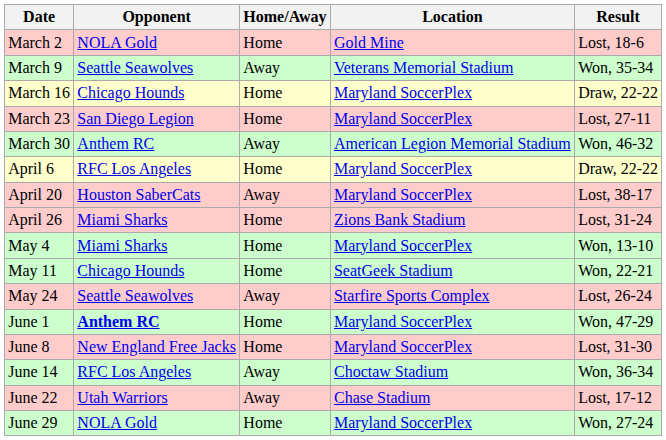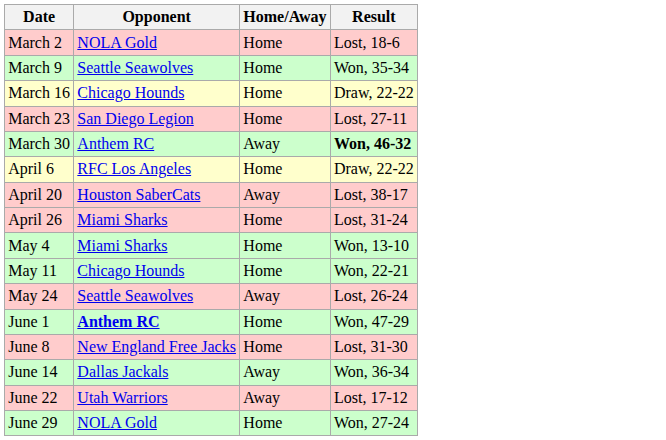- column: (452, 17)
(262, 67) Away -> (263, 67) Home
(616, 144) normal -> (373, 144) bold
(134, 372) RFC Los Angeles -> (123, 372) Dallas Jackals
